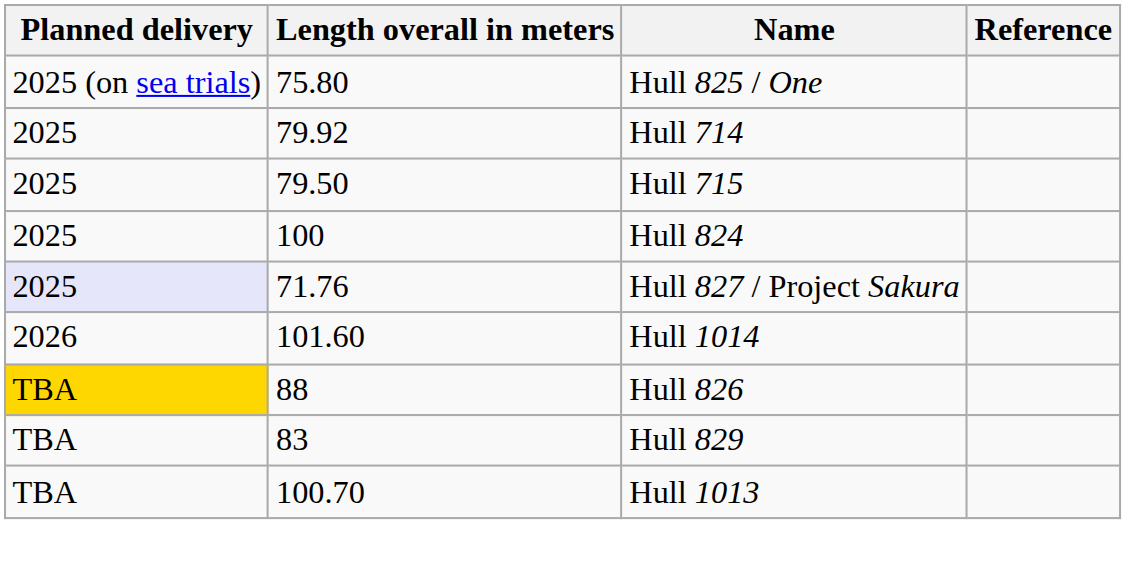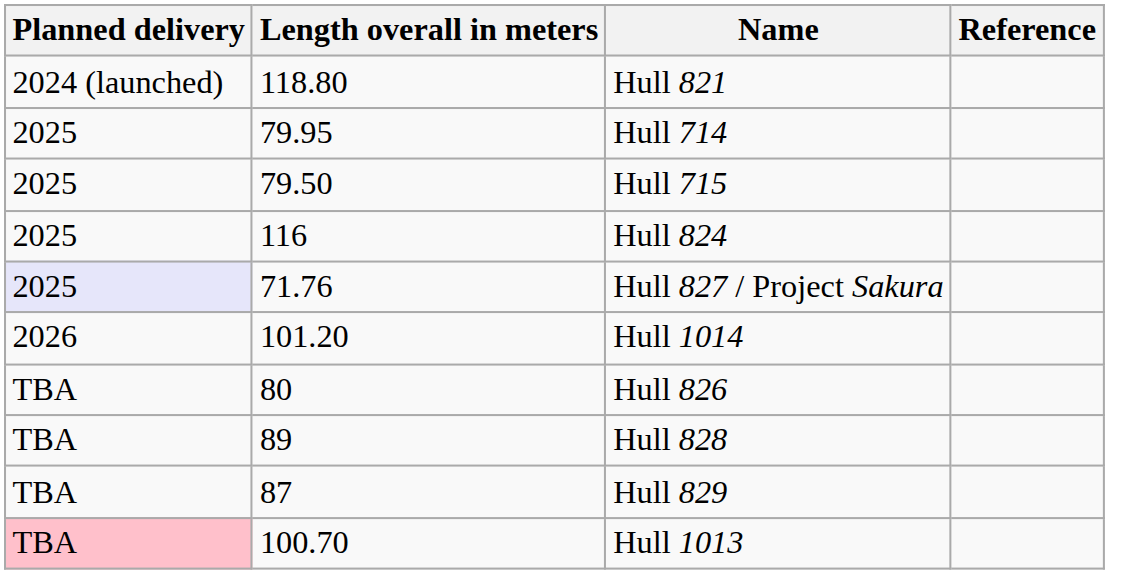+ row: (670, 81)
- row: (726, 81)
(312, 132) 79.92 -> (296, 132) 79.95
(300, 235) 100 -> (284, 235) 116
(320, 337) 101.60 -> (304, 337) 101.20
(45, 388) gold background -> (45, 388) no background
(292, 388) 88 -> (276, 388) 80
+ row: (670, 440)
(292, 440) 83 -> (276, 491) 87
(45, 491) no background -> (45, 542) pink background
